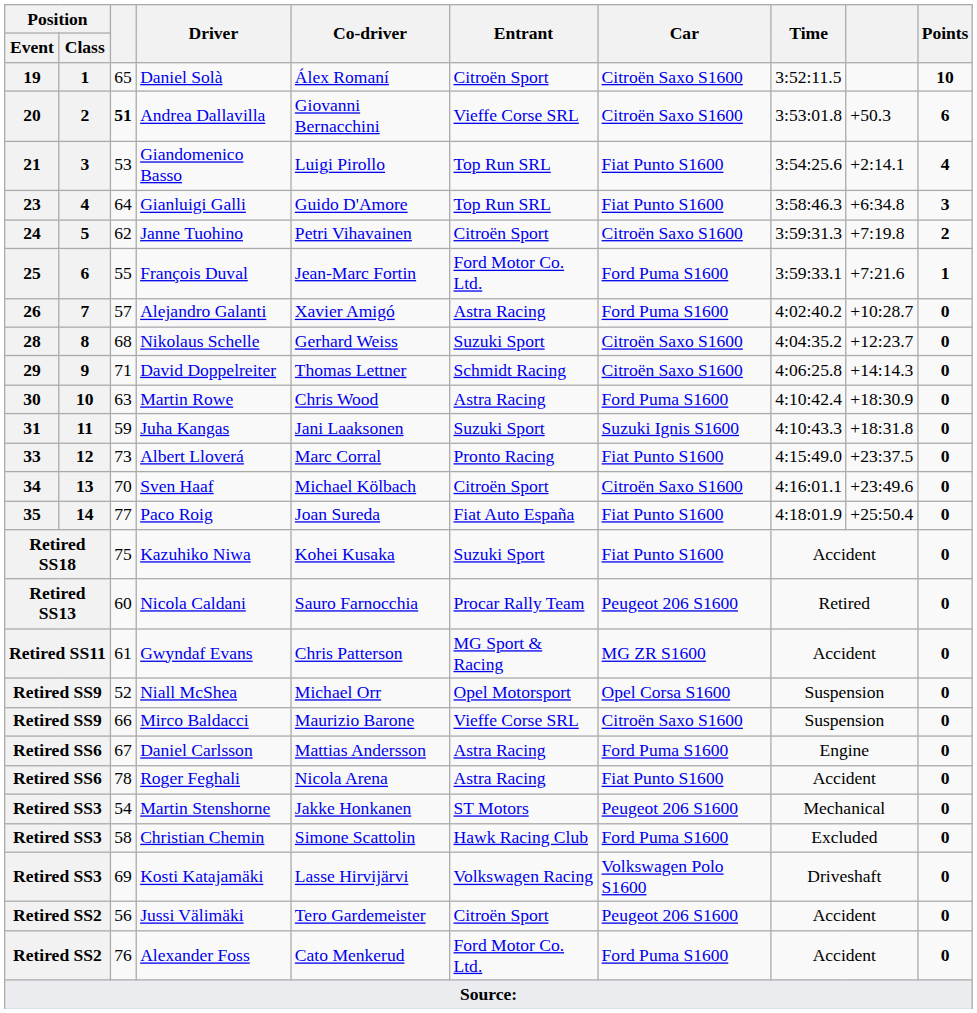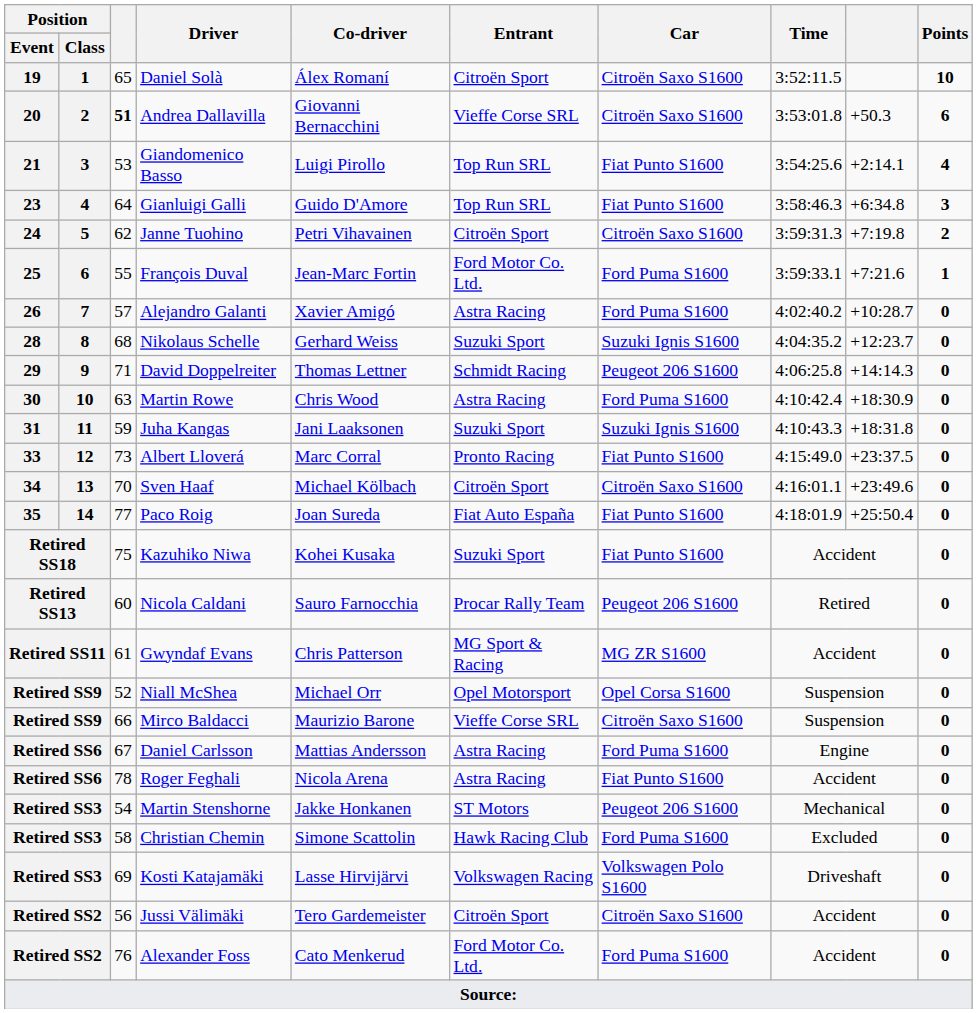(672, 340) Citroën Saxo S1600 -> (670, 340) Suzuki Ignis S1600
(672, 369) Citroën Saxo S1600 -> (670, 369) Peugeot 206 S1600
(670, 915) Peugeot 206 S1600 -> (672, 915) Citroën Saxo S1600
